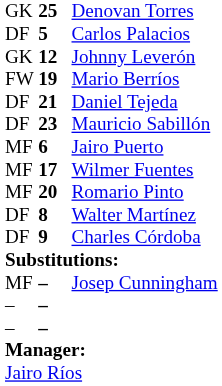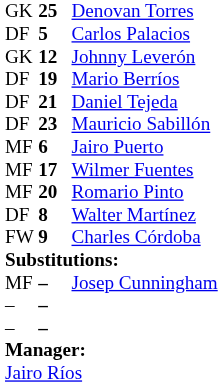(19, 78) FW -> (17, 78) DF
(17, 237) DF -> (19, 237) FW
